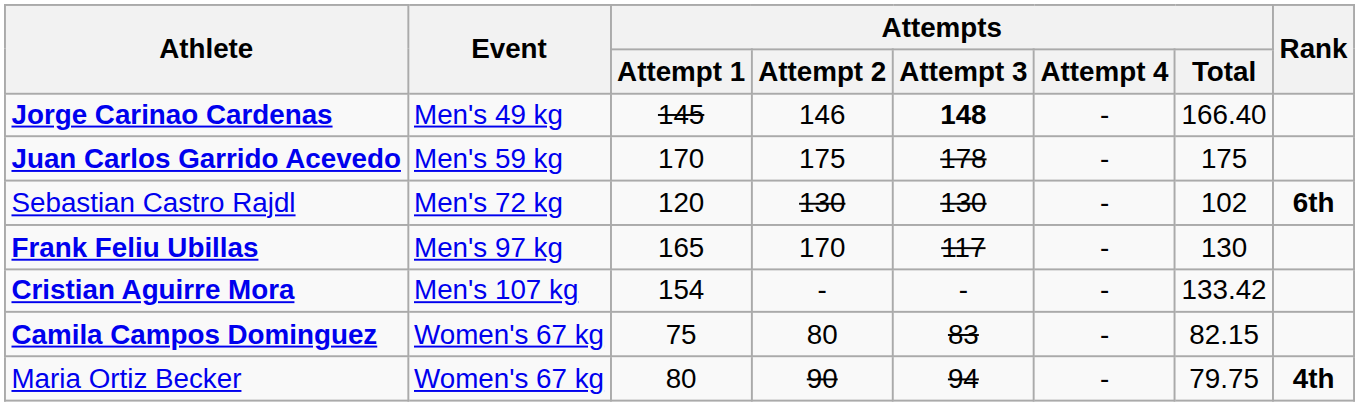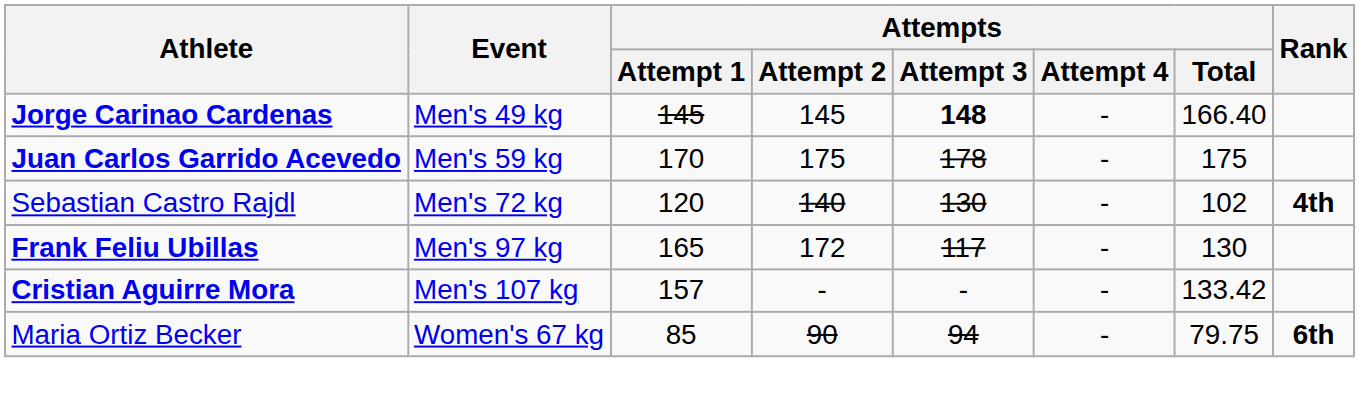(822, 115) 146 -> (822, 115) 145
(822, 203) 130 -> (822, 203) 140
(1314, 203) 6th -> (1314, 203) 4th
(822, 247) 170 -> (822, 247) 172
(681, 291) 154 -> (681, 291) 157
- row: (194, 335)
(681, 379) 80 -> (681, 335) 85
(1314, 379) 4th -> (1314, 335) 6th
